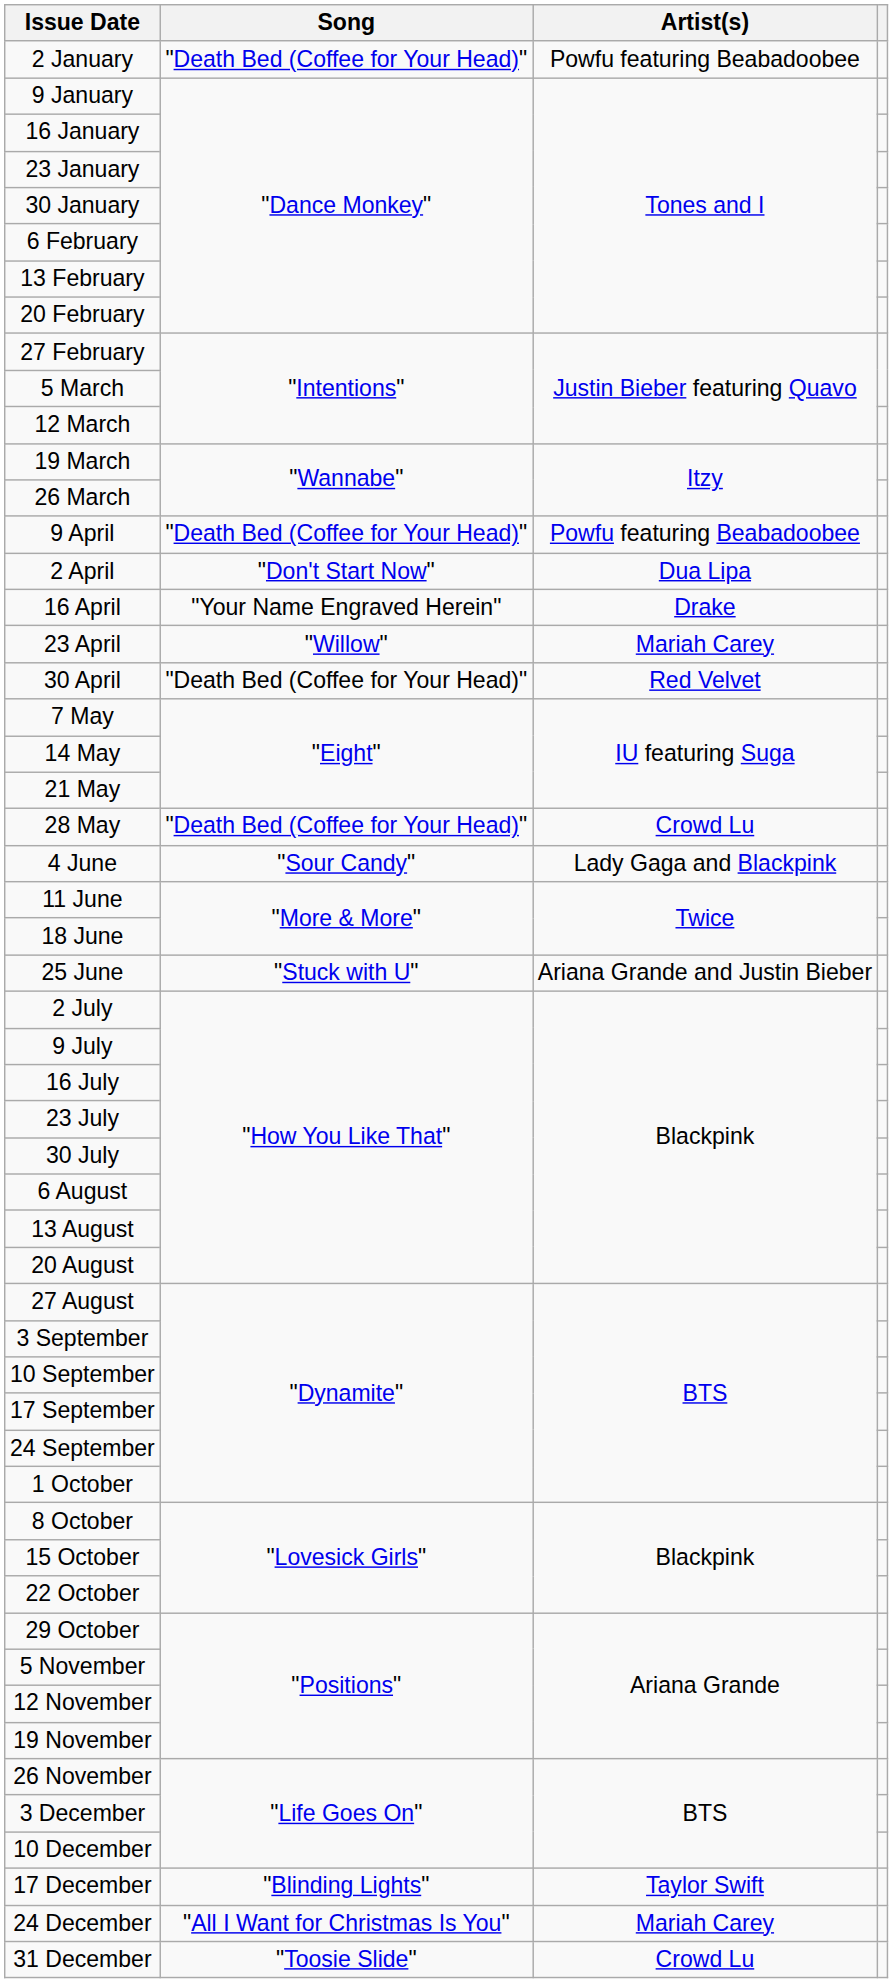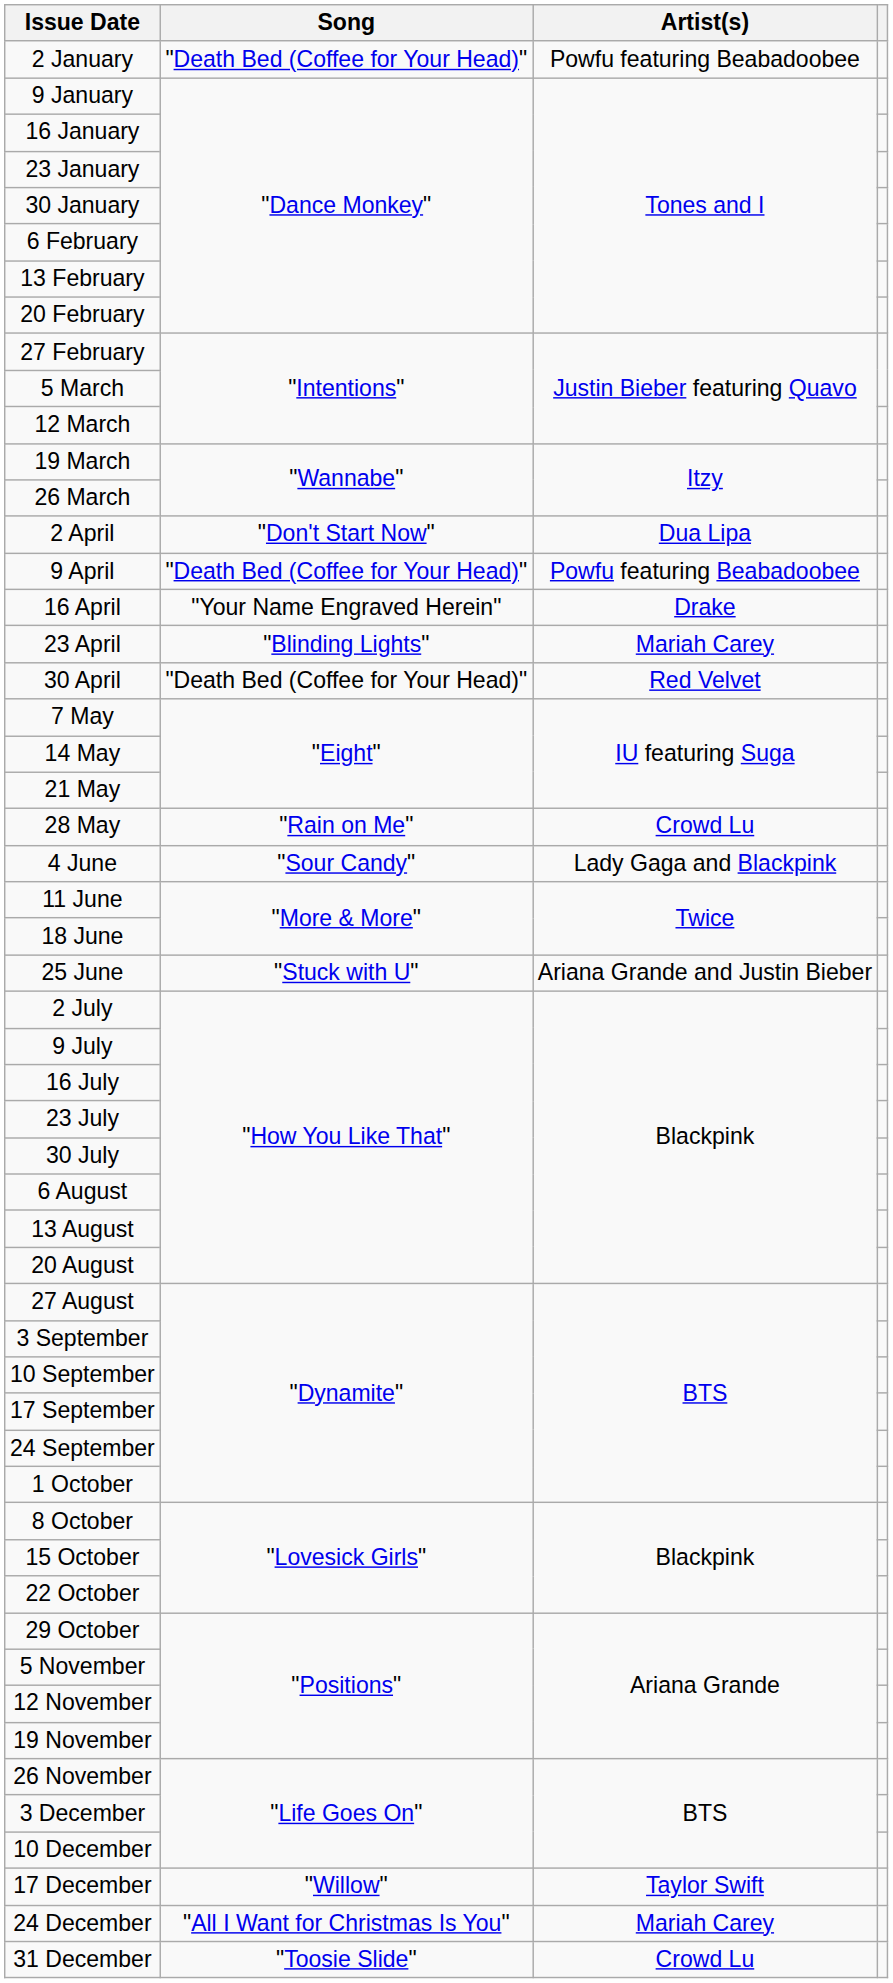rows swapped: (82, 570) <-> (82, 534)
(346, 643) "Willow" -> (346, 643) "Blinding Lights"
(346, 826) "Death Bed (Coffee for Your Head)" -> (346, 826) "Rain on Me"
(346, 1886) "Blinding Lights" -> (346, 1886) "Willow"
